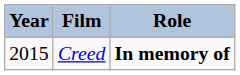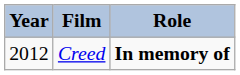(29, 53) 2015 -> (29, 53) 2012
